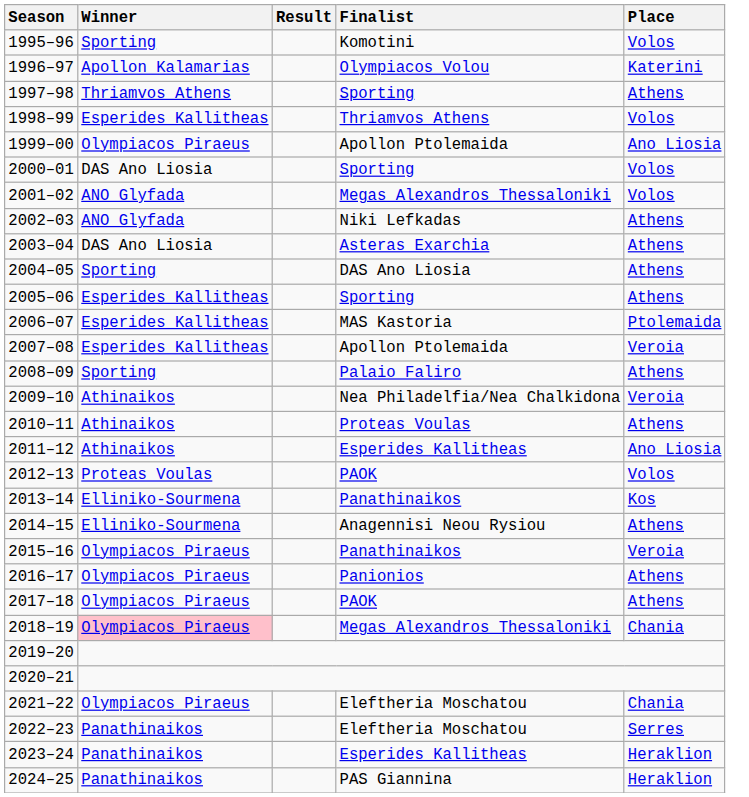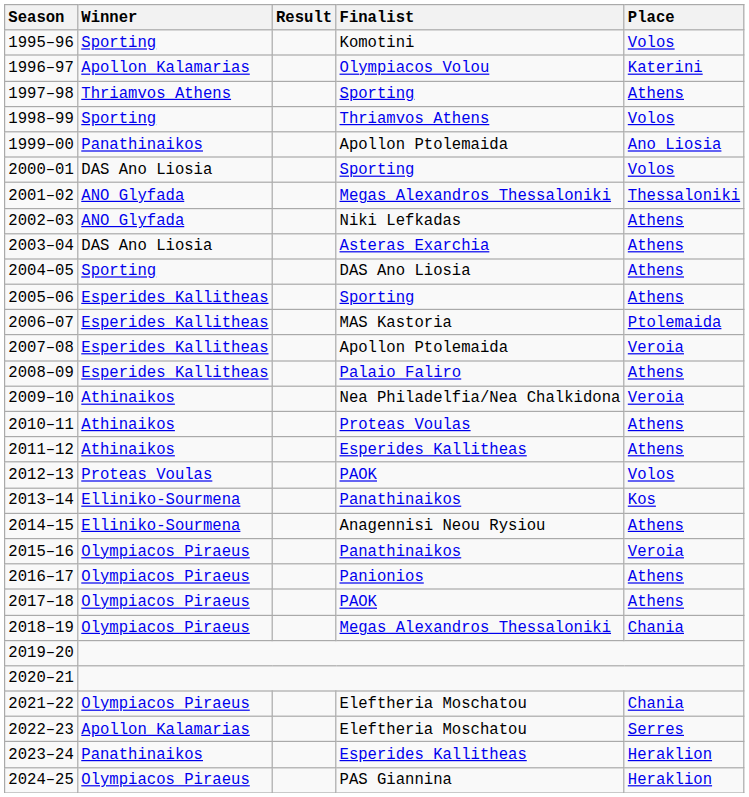(175, 119) Esperides Kallitheas -> (119, 119) Sporting
(166, 144) Olympiacos Piraeus -> (142, 144) Panathinaikos
(651, 195) Volos -> (684, 195) Thessaloniki
(119, 373) Sporting -> (175, 373) Esperides Kallitheas
(675, 450) Ano Liosia -> (656, 450) Athens
(166, 628) pink background -> (166, 628) no background
(142, 729) Panathinaikos -> (166, 729) Apollon Kalamarias
(142, 780) Panathinaikos -> (166, 780) Olympiacos Piraeus
